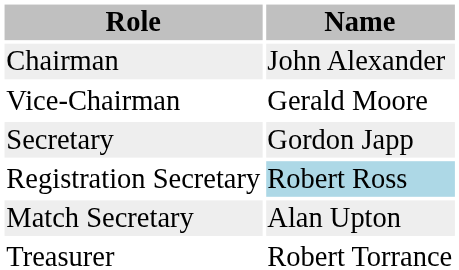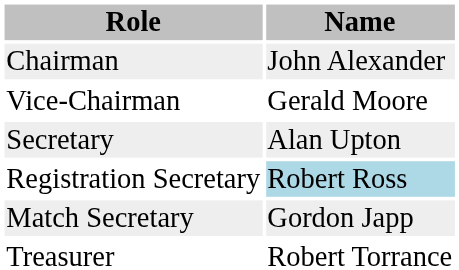(341, 139) Gordon Japp -> (334, 139) Alan Upton
(334, 217) Alan Upton -> (341, 217) Gordon Japp
